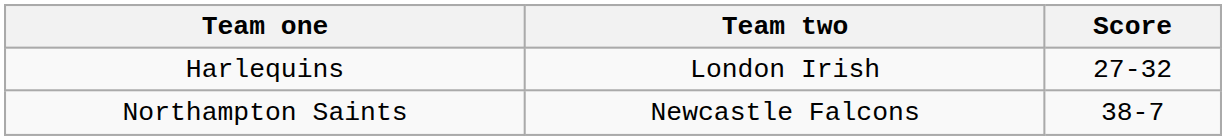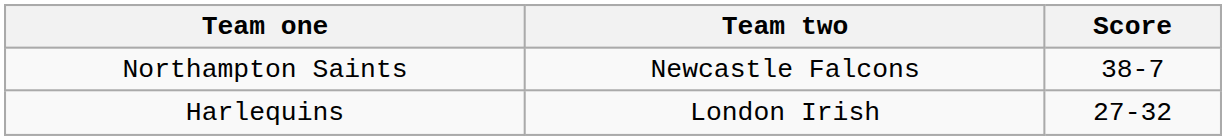rows swapped: (265, 113) <-> (265, 70)
